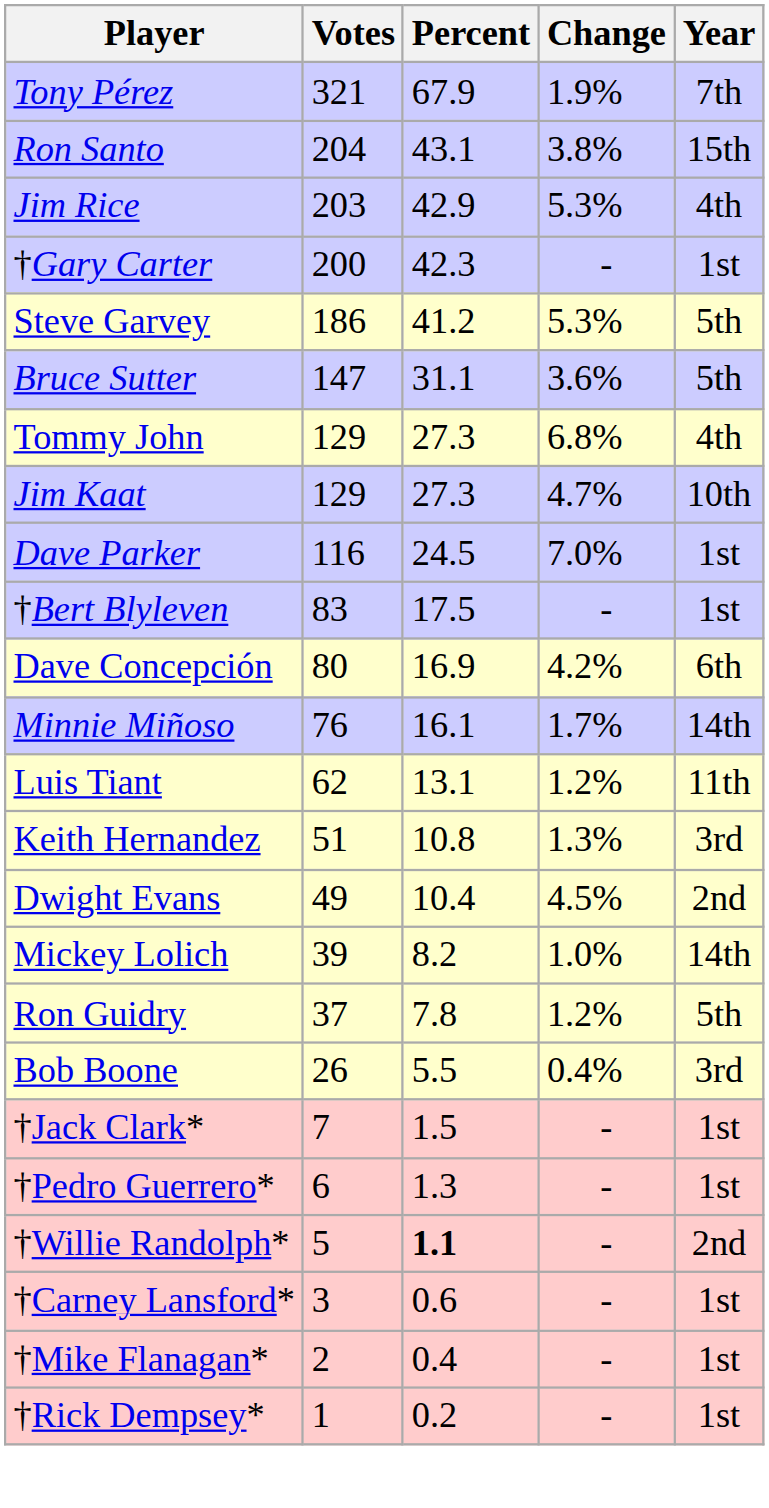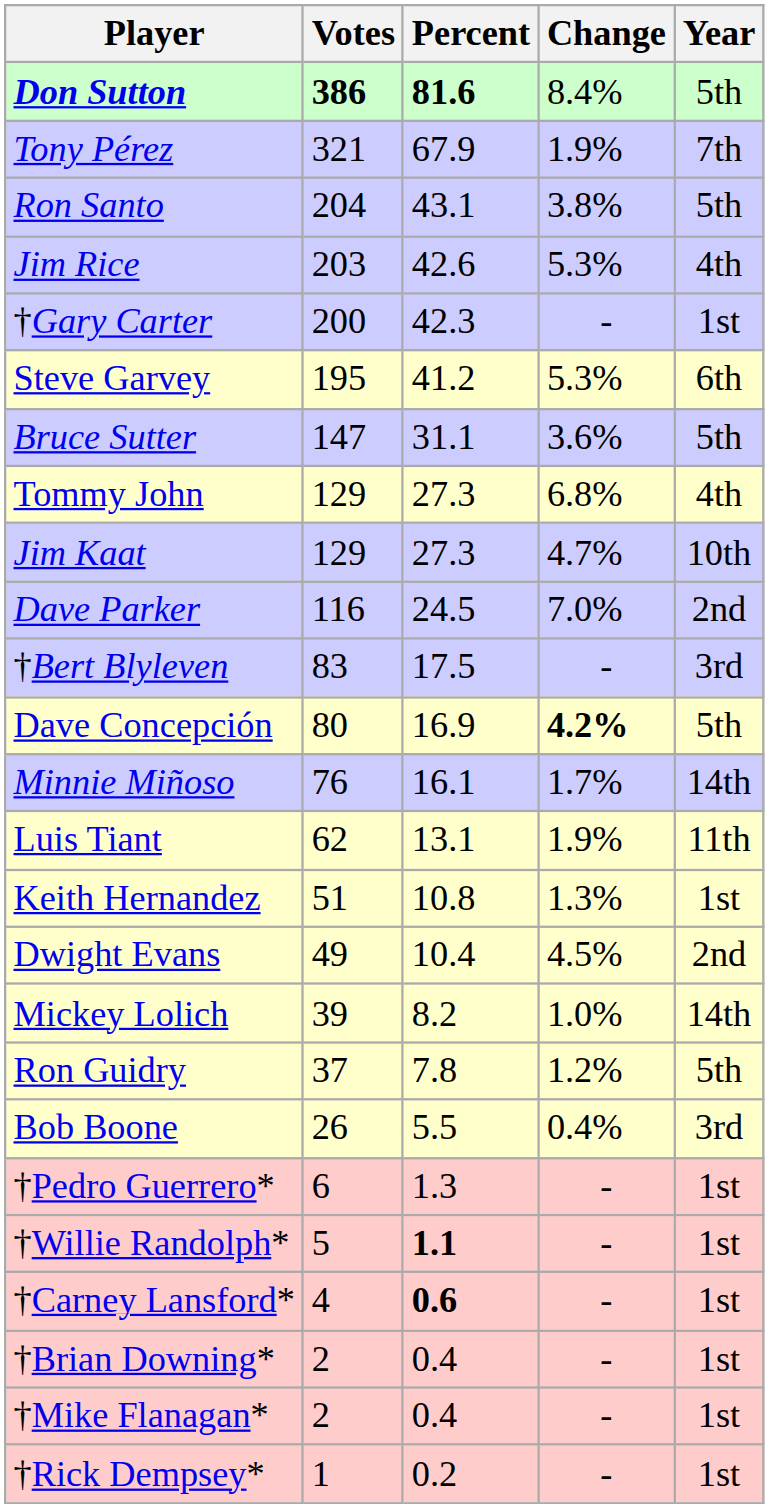+ row: (100, 90)
(719, 148) 15th -> (719, 206) 5th
(444, 206) 42.9 -> (444, 263) 42.6
(339, 321) 186 -> (339, 378) 195
(719, 321) 5th -> (719, 378) 6th
(719, 551) 1st -> (719, 609) 2nd
(719, 609) 1st -> (719, 666) 3rd
(585, 666) normal -> (588, 724) bold
(719, 666) 6th -> (719, 724) 5th
(585, 782) 1.2% -> (585, 839) 1.9%
(719, 839) 3rd -> (719, 897) 1st
- row: (109, 1127)
(719, 1242) 2nd -> (719, 1242) 1st
(321, 1300) 3 -> (321, 1300) 4
(435, 1300) normal -> (435, 1300) bold
+ row: (144, 1358)
